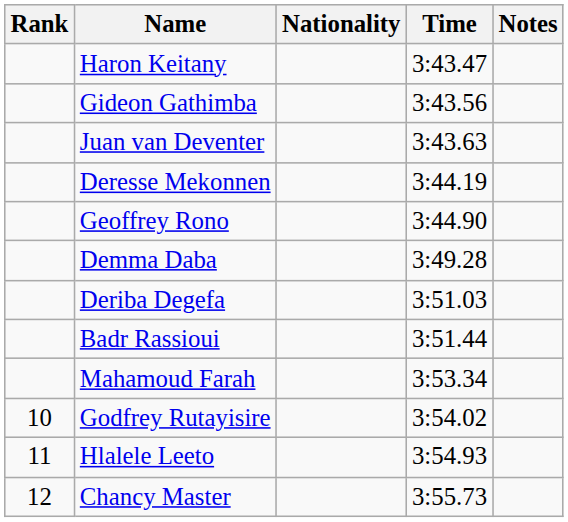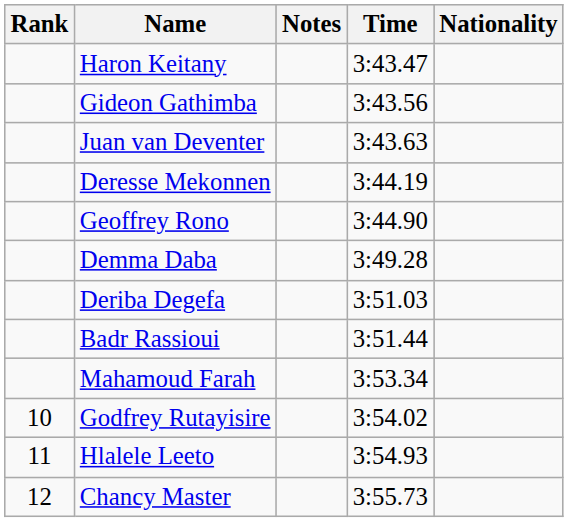columns swapped: (341, 24) <-> (528, 24)
